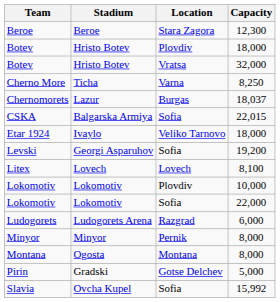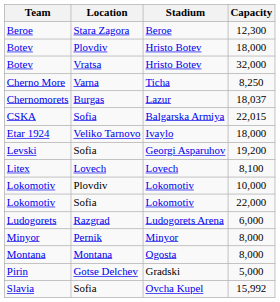columns swapped: (192, 13) <-> (113, 13)
